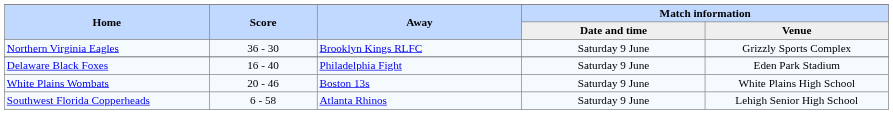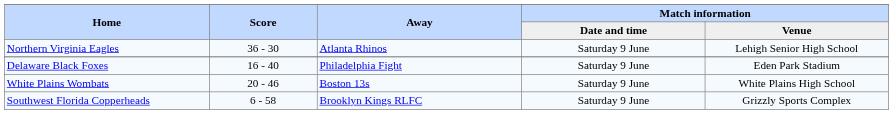(371, 48) Brooklyn Kings RLFC -> (353, 48) Atlanta Rhinos
(797, 48) Grizzly Sports Complex -> (797, 48) Lehigh Senior High School
(353, 100) Atlanta Rhinos -> (371, 100) Brooklyn Kings RLFC
(797, 100) Lehigh Senior High School -> (797, 100) Grizzly Sports Complex
